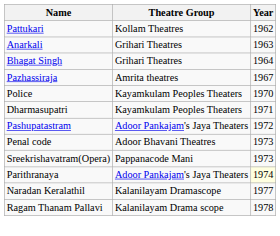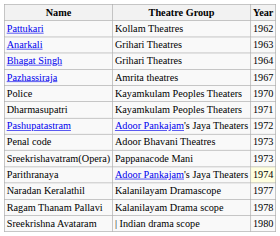+ row: (52, 223)
